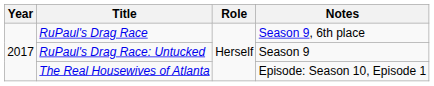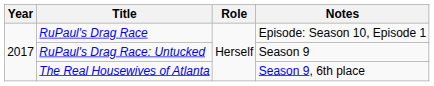(312, 33) Season 9, 6th place -> (342, 33) Episode: Season 10, Episode 1
(342, 71) Episode: Season 10, Episode 1 -> (312, 71) Season 9, 6th place
